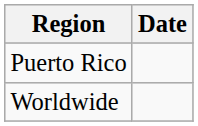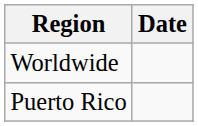rows swapped: (69, 62) <-> (64, 101)
